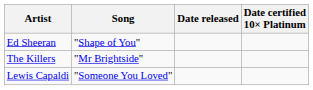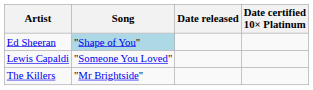(107, 42) no background -> (107, 42) lightblue background
rows swapped: (31, 59) <-> (38, 76)
